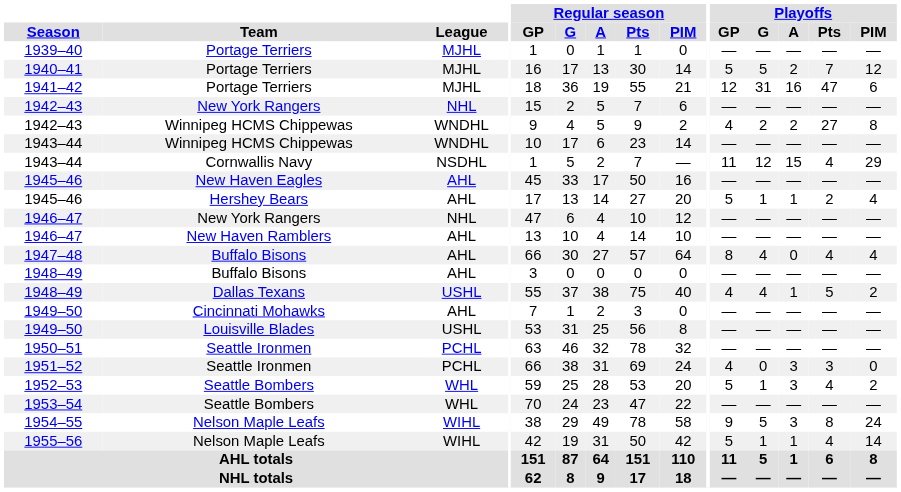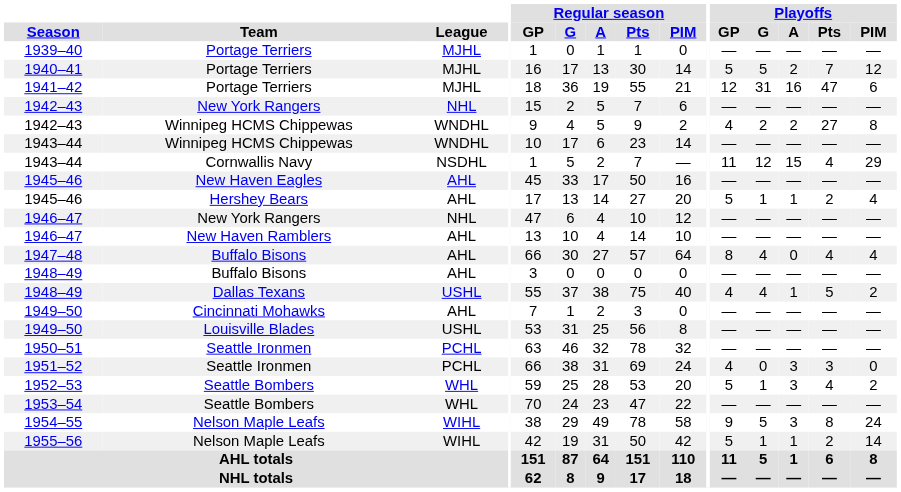(829, 441) 4 -> (829, 441) 2
